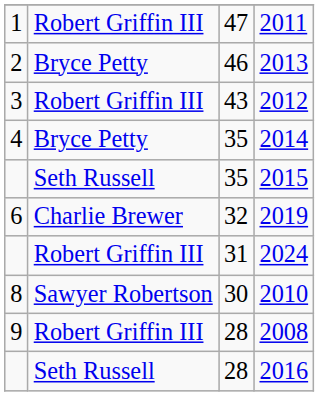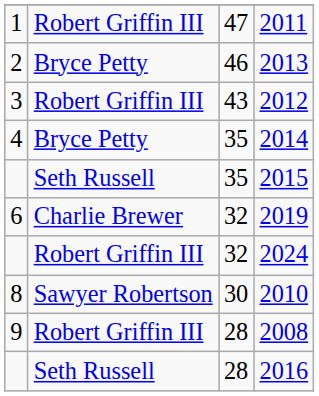(236, 255) 31 -> (236, 255) 32
